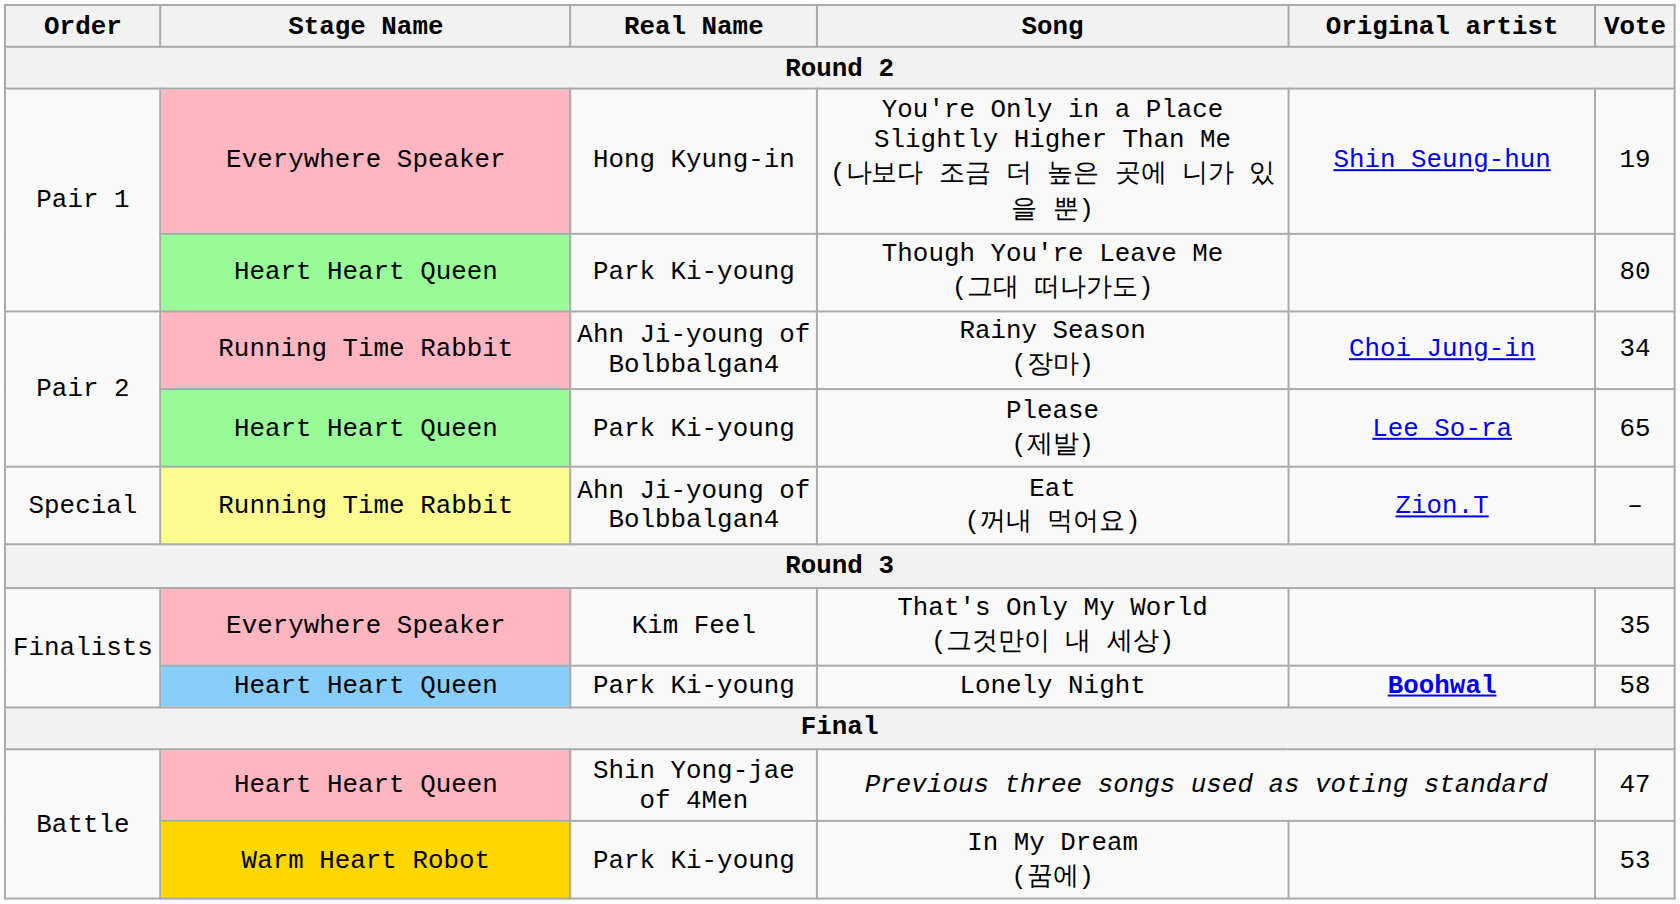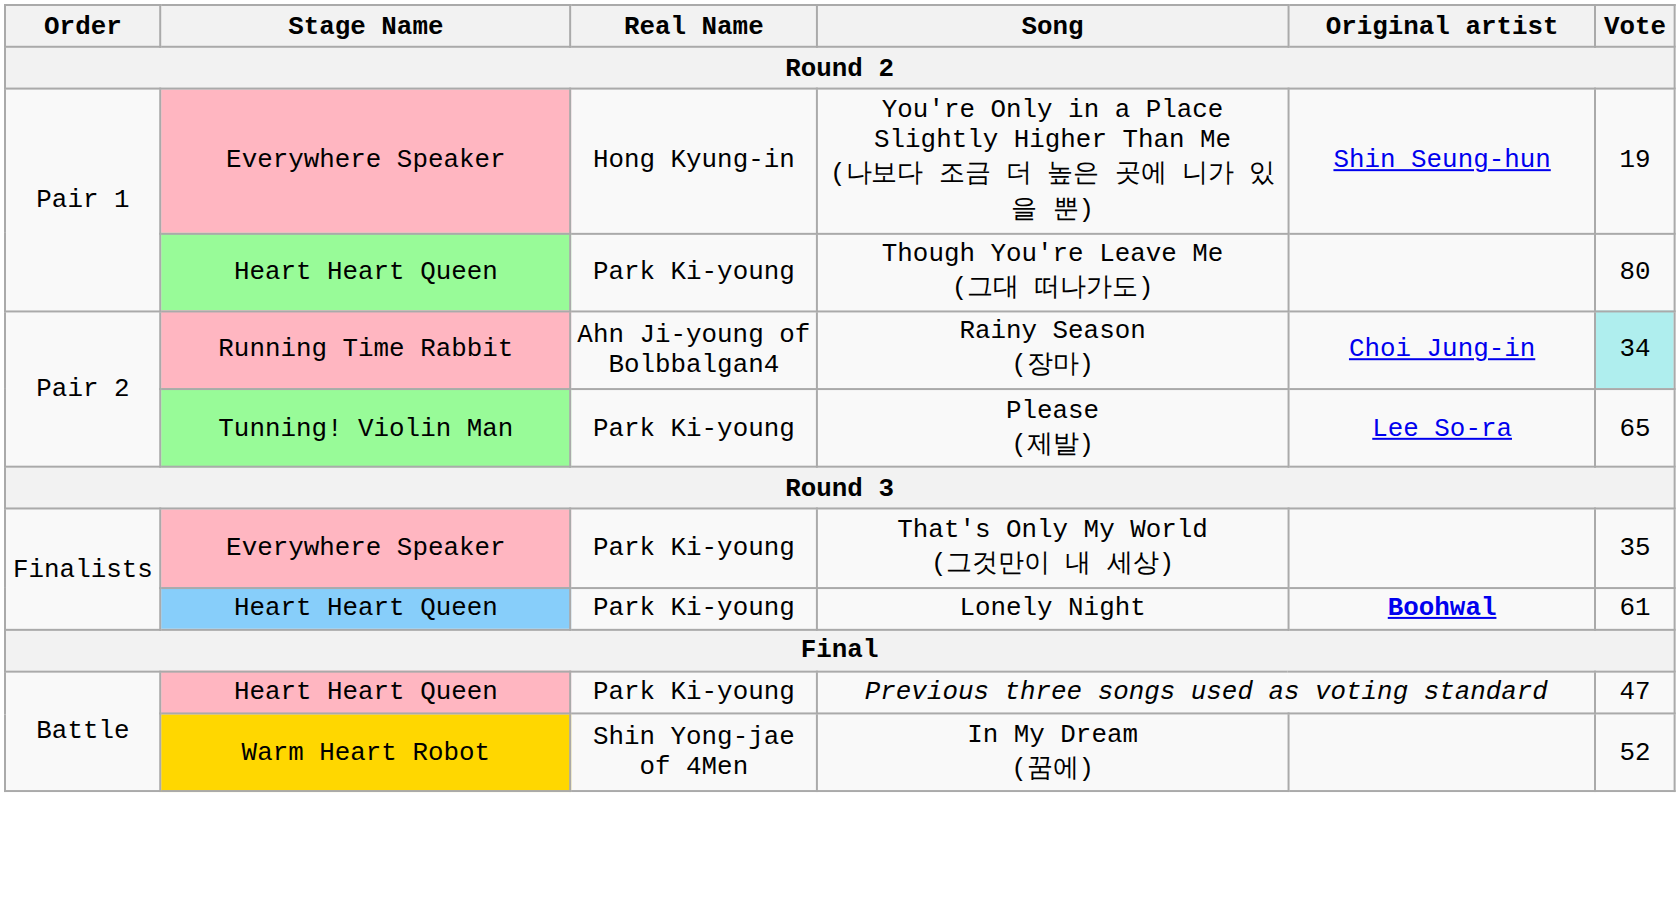(1635, 350) no background -> (1635, 350) paleturquoise background
(366, 428) Heart Heart Queen -> (366, 428) Tunning! Violin Man
- row: (1053, 505)
(694, 626) Kim Feel -> (694, 548) Park Ki-young
(1635, 686) 58 -> (1635, 608) 61
(694, 785) Shin Yong-jae of 4Men -> (694, 692) Park Ki-young
(694, 860) Park Ki-young -> (694, 753) Shin Yong-jae of 4Men
(1635, 860) 53 -> (1635, 753) 52
